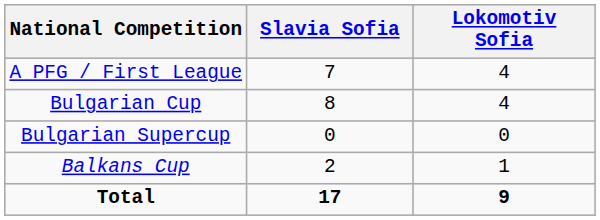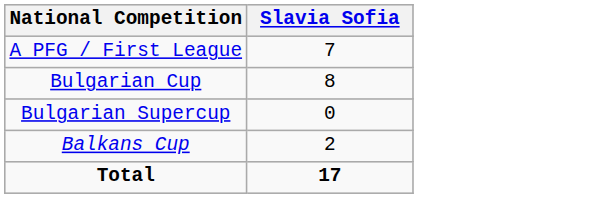- column: (504, 32)
